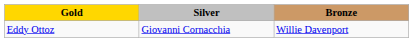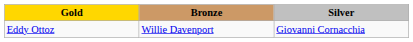columns swapped: (207, 12) <-> (341, 12)
